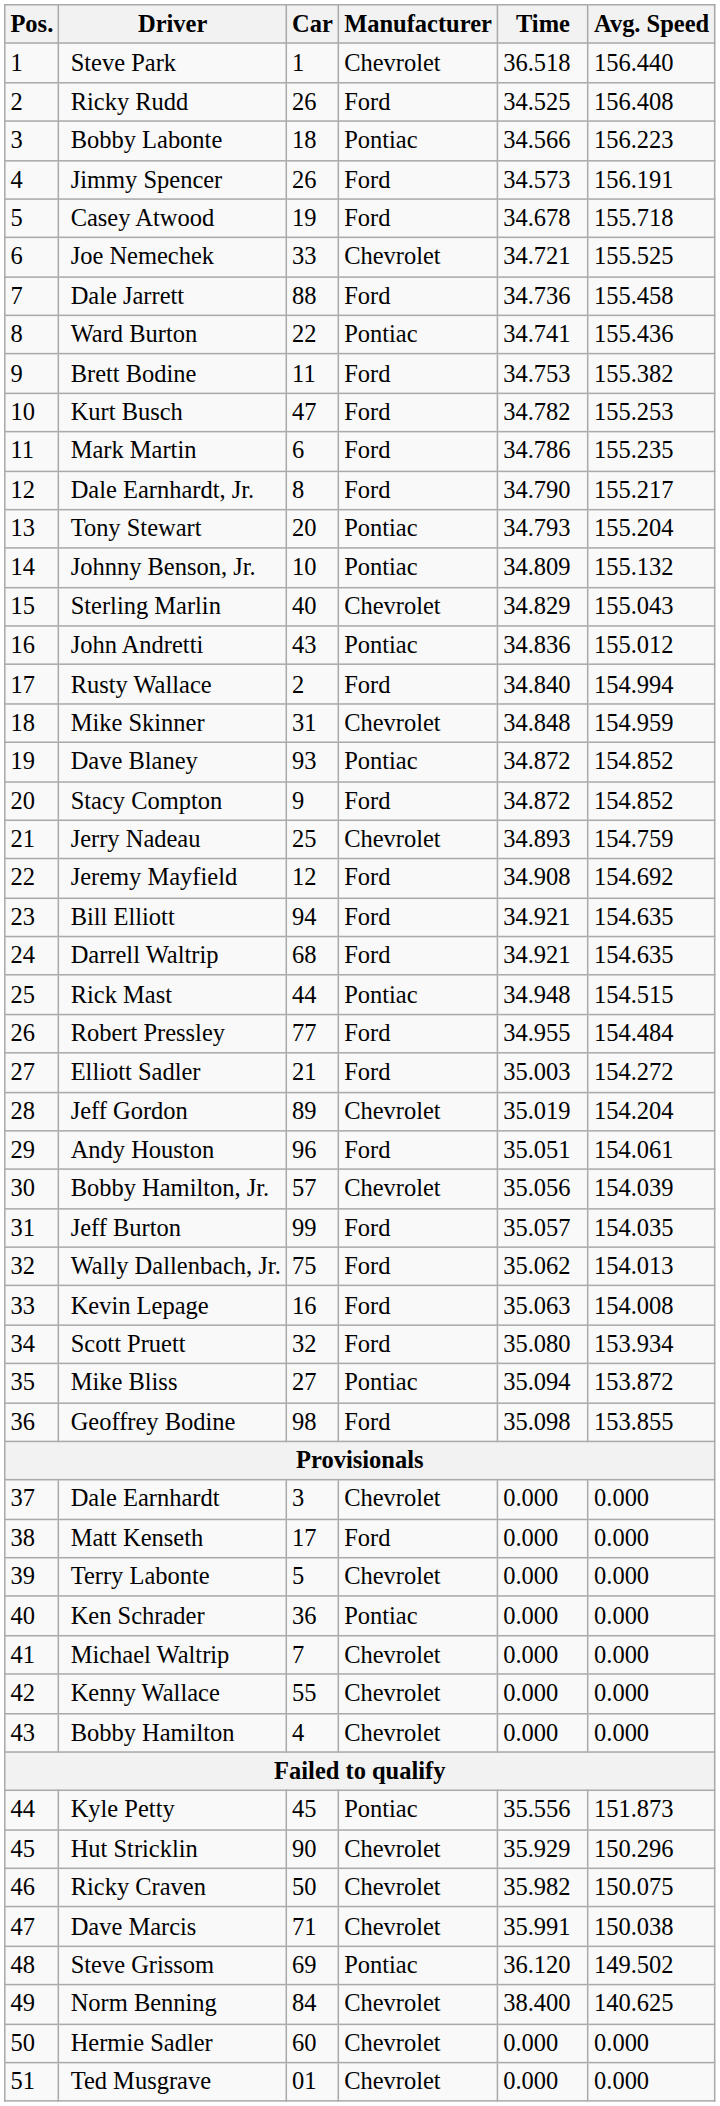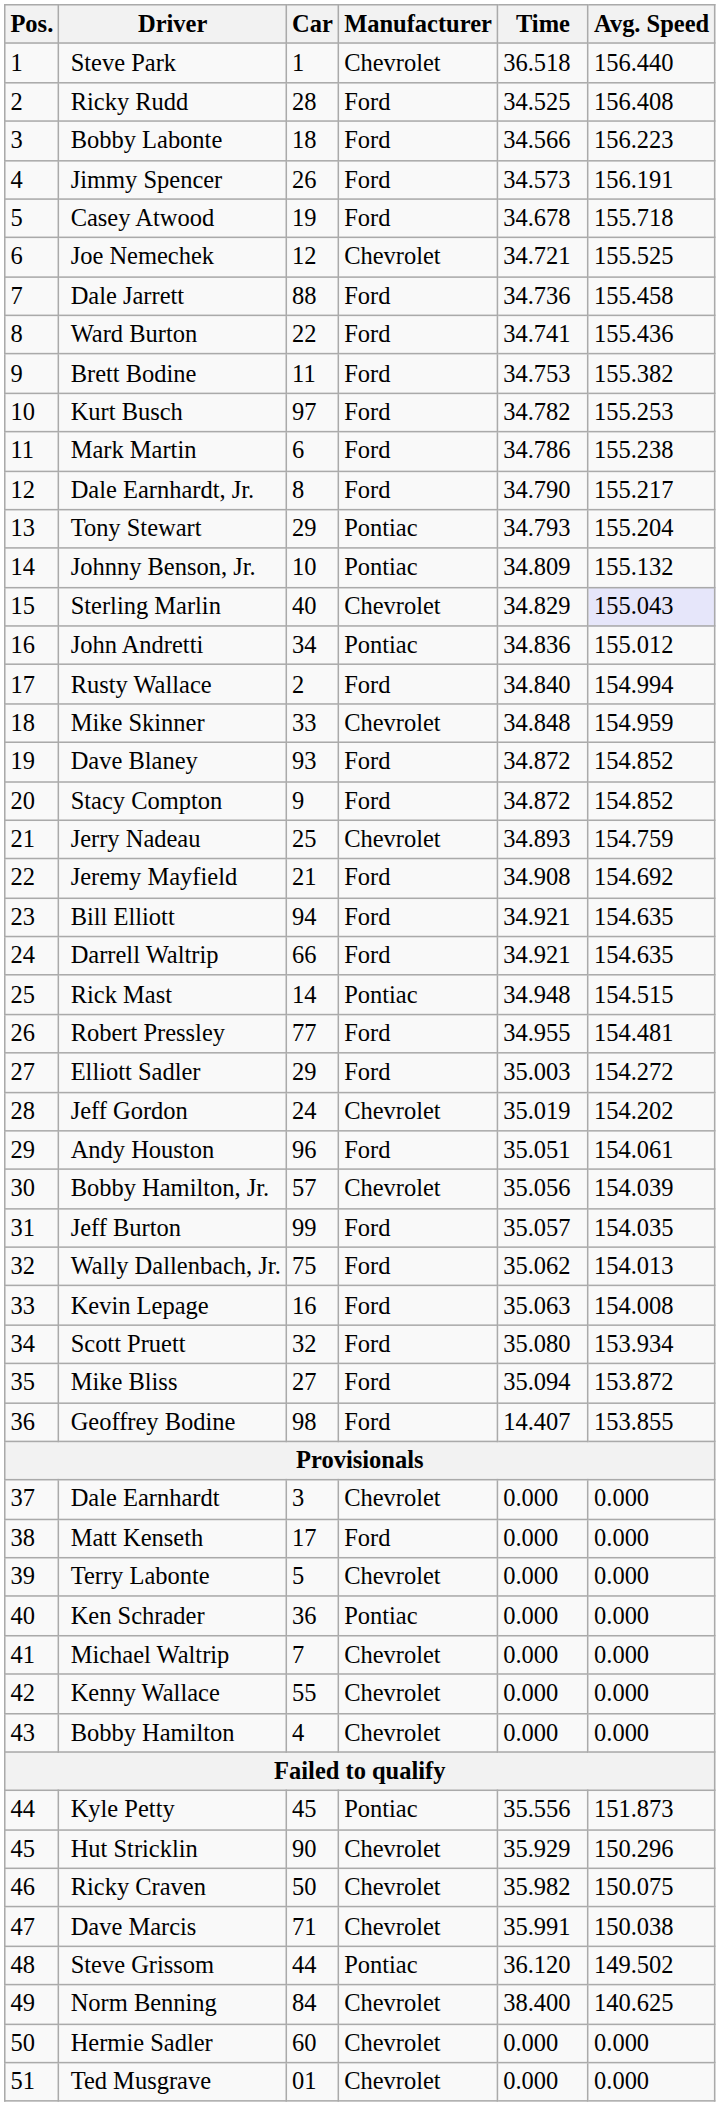(304, 101) 26 -> (304, 101) 28
(381, 140) Pontiac -> (367, 140) Ford
(304, 256) 33 -> (304, 256) 12
(381, 334) Pontiac -> (367, 334) Ford
(304, 412) 47 -> (304, 412) 97
(640, 450) 155.235 -> (640, 450) 155.238
(304, 528) 20 -> (304, 528) 29
(640, 606) no background -> (640, 606) lavender background
(304, 645) 43 -> (304, 645) 34
(304, 722) 31 -> (304, 722) 33
(381, 761) Pontiac -> (367, 761) Ford
(304, 878) 12 -> (304, 878) 21
(304, 955) 68 -> (304, 955) 66
(304, 994) 44 -> (304, 994) 14
(640, 1033) 154.484 -> (640, 1033) 154.481
(304, 1072) 21 -> (304, 1072) 29
(304, 1110) 89 -> (304, 1110) 24
(640, 1110) 154.204 -> (640, 1110) 154.202
(381, 1382) Pontiac -> (367, 1382) Ford
(543, 1421) 35.098 -> (543, 1421) 14.407
(304, 1965) 69 -> (304, 1965) 44
